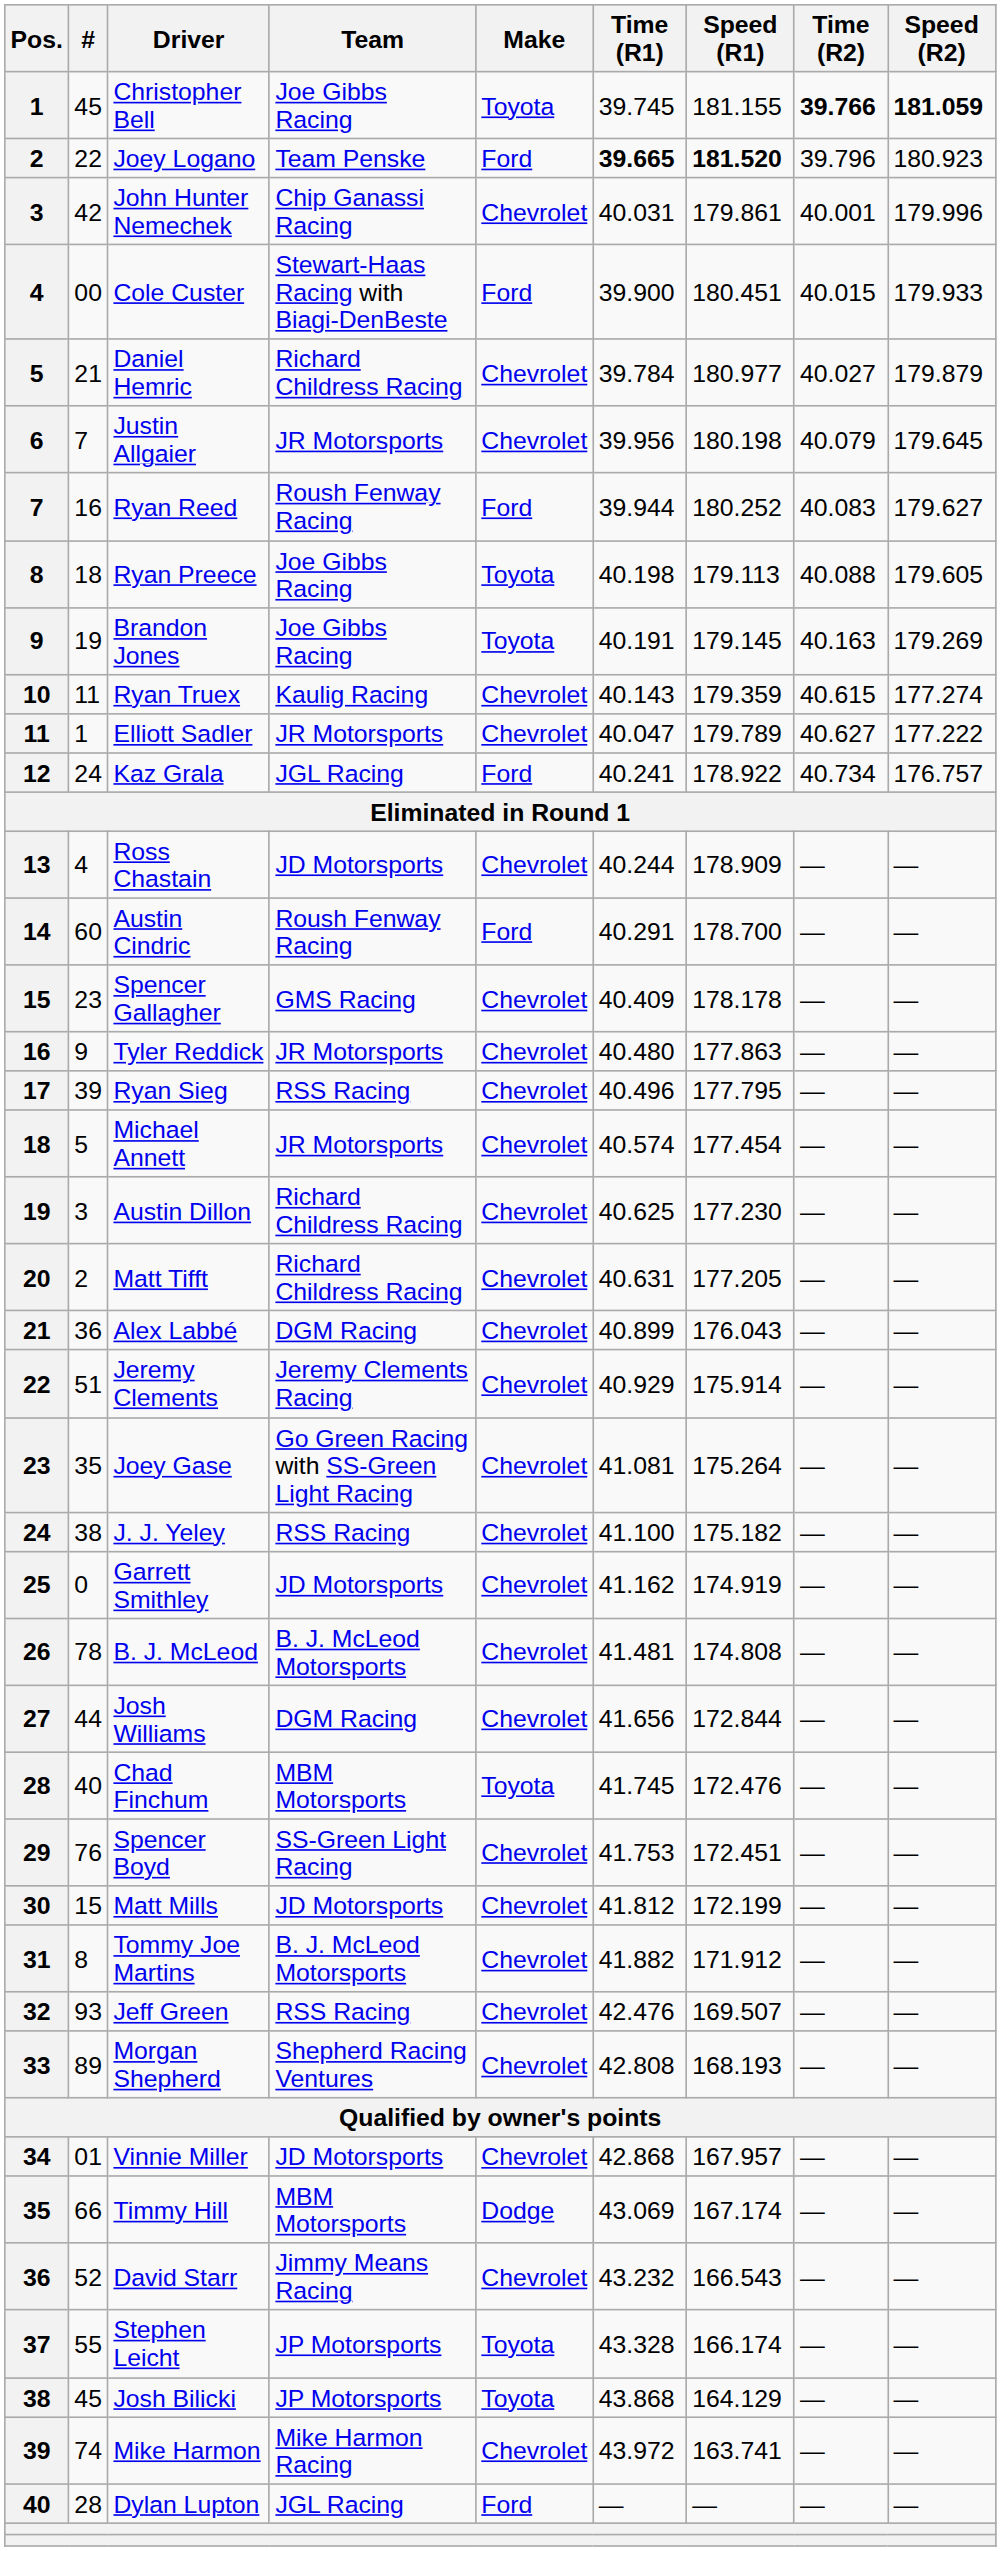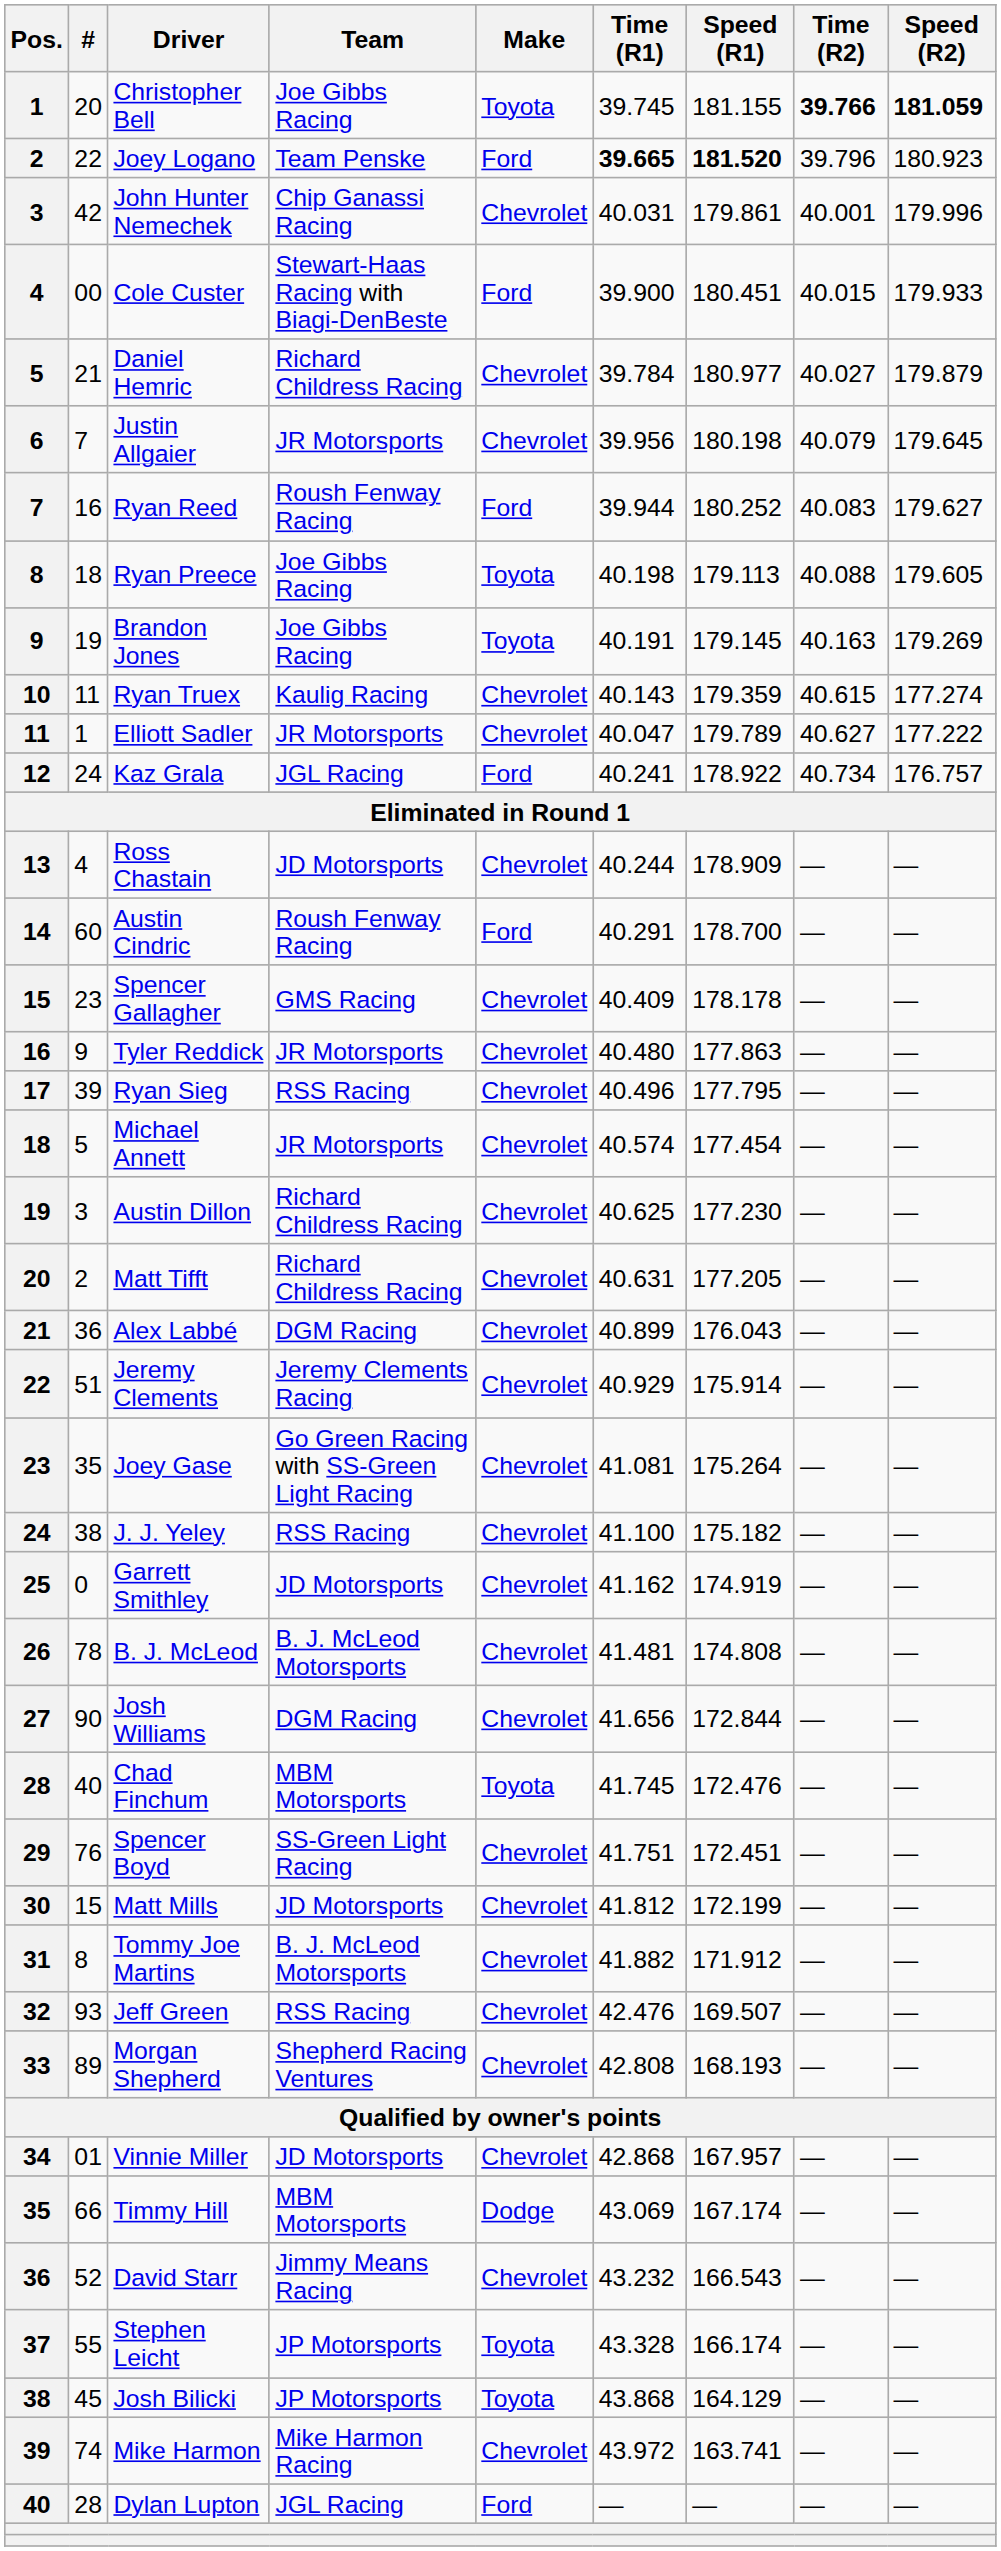(88, 105) 45 -> (88, 105) 20
(88, 1719) 44 -> (88, 1719) 90
(637, 1852) 41.753 -> (637, 1852) 41.751
